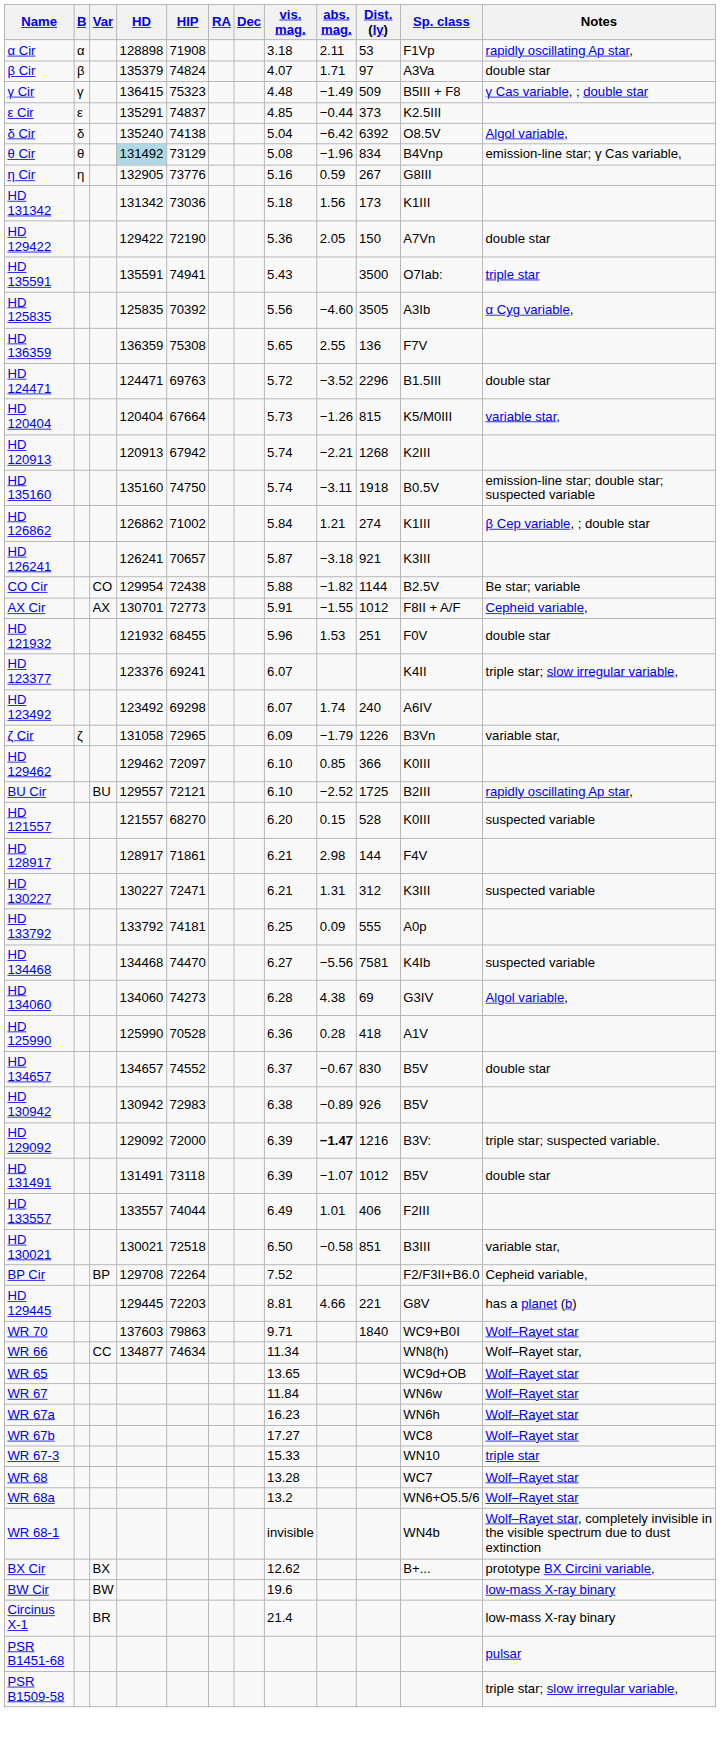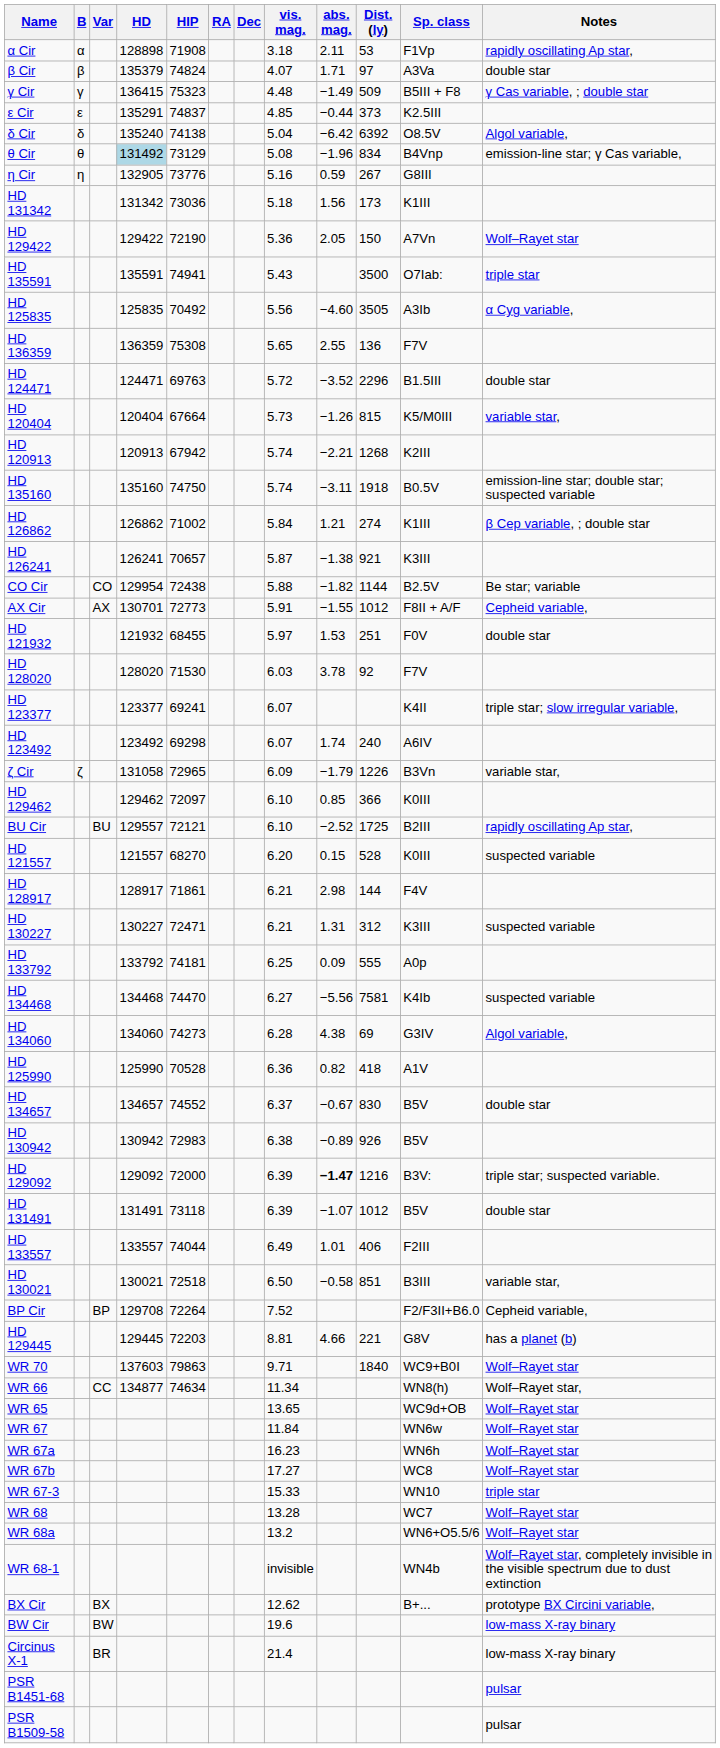(518, 239) double star -> (532, 239) Wolf–Rayet star
(188, 310) 70392 -> (188, 310) 70492
(336, 559) −3.18 -> (336, 559) −1.38
(280, 636) 5.96 -> (280, 636) 5.97
+ row: (29, 671)
(141, 671) 123376 -> (141, 707) 123377
(333, 1033) 0.28 -> (333, 1069) 0.82
(582, 1689) triple star; slow irregular variable, -> (503, 1724) pulsar
